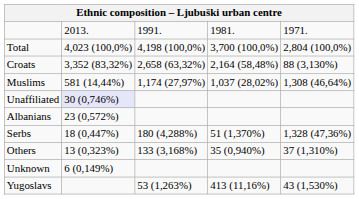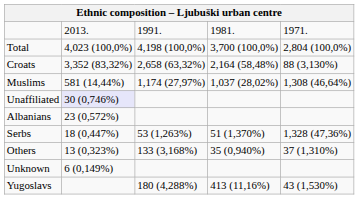(167, 133) 180 (4,288%) -> (164, 133) 53 (1,263%)
(164, 185) 53 (1,263%) -> (167, 185) 180 (4,288%)
